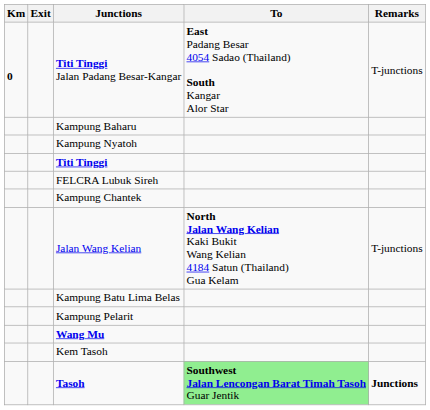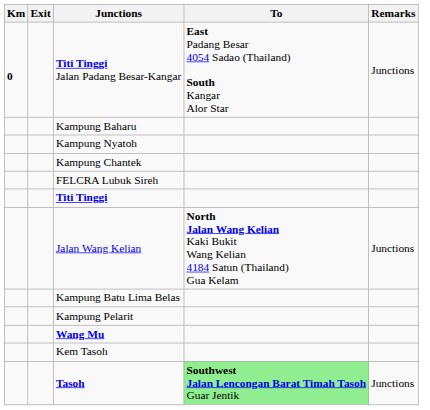(397, 69) T-junctions -> (393, 69) Junctions
rows swapped: (82, 162) <-> (99, 198)
(397, 248) T-junctions -> (393, 248) Junctions
(395, 383) bold -> (393, 383) normal
